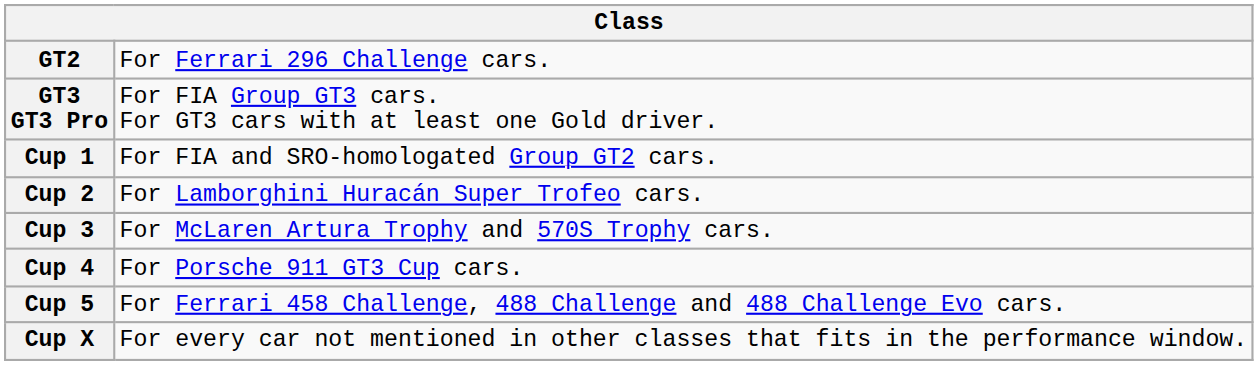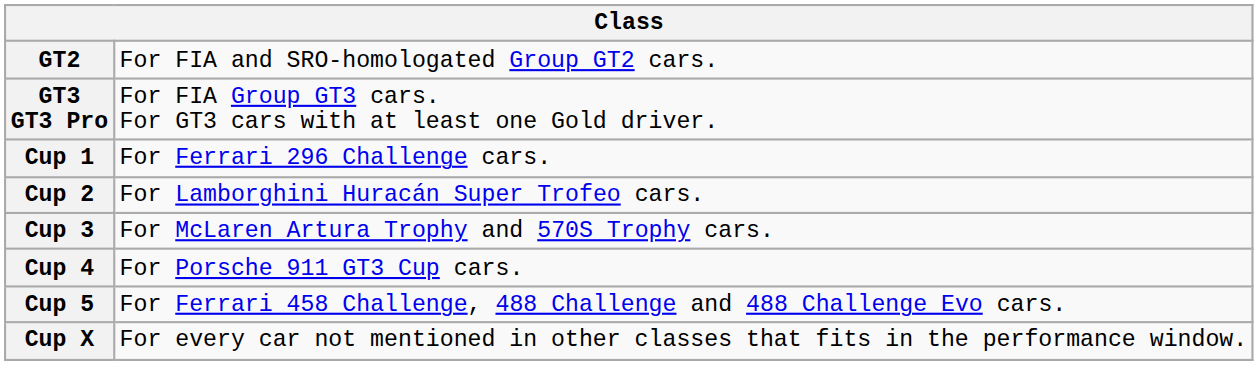(335, 60) For Ferrari 296 Challenge cars. -> (419, 60) For FIA and SRO-homologated Group GT2 cars.
(419, 158) For FIA and SRO-homologated Group GT2 cars. -> (335, 158) For Ferrari 296 Challenge cars.
